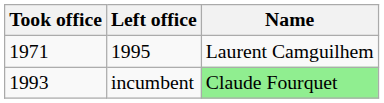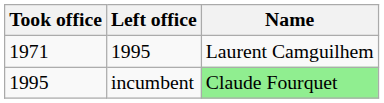(29, 82) 1993 -> (29, 82) 1995
